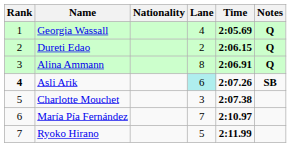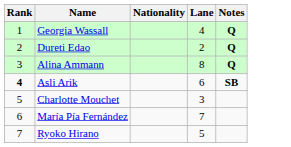- column: (235, 13)
(202, 82) paleturquoise background -> (202, 82) no background
